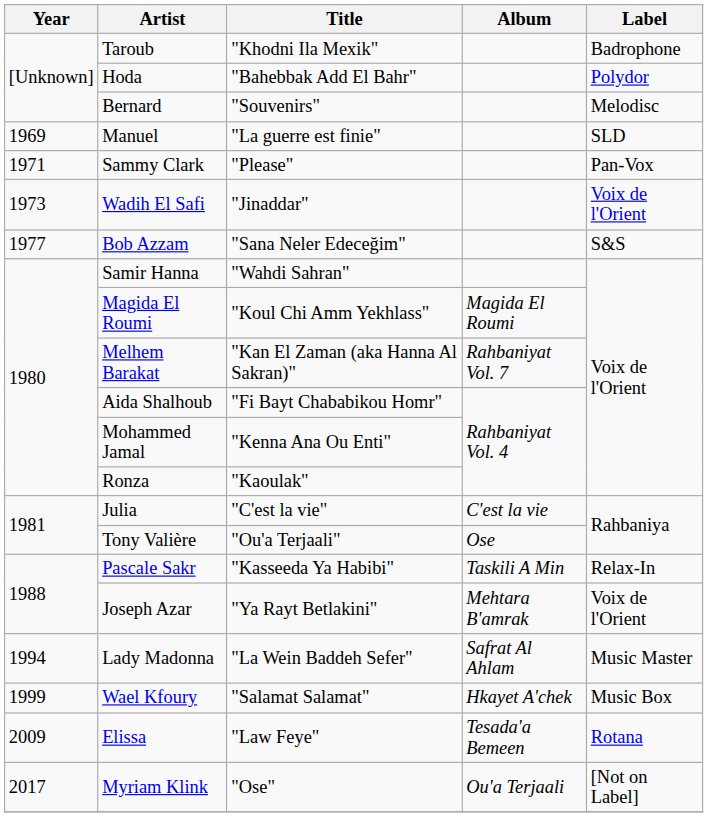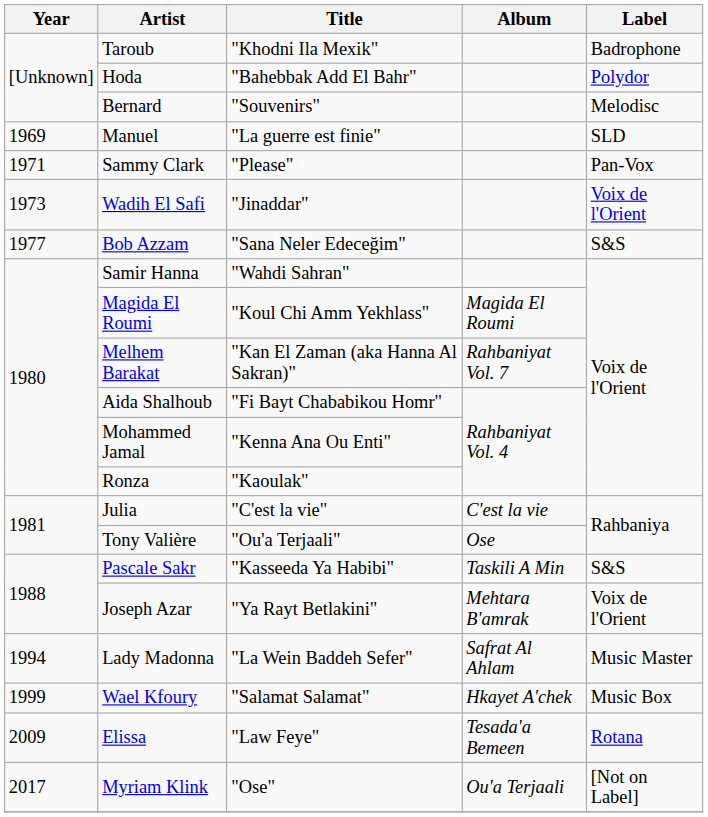(623, 568) Relax-In -> (608, 568) S&S
